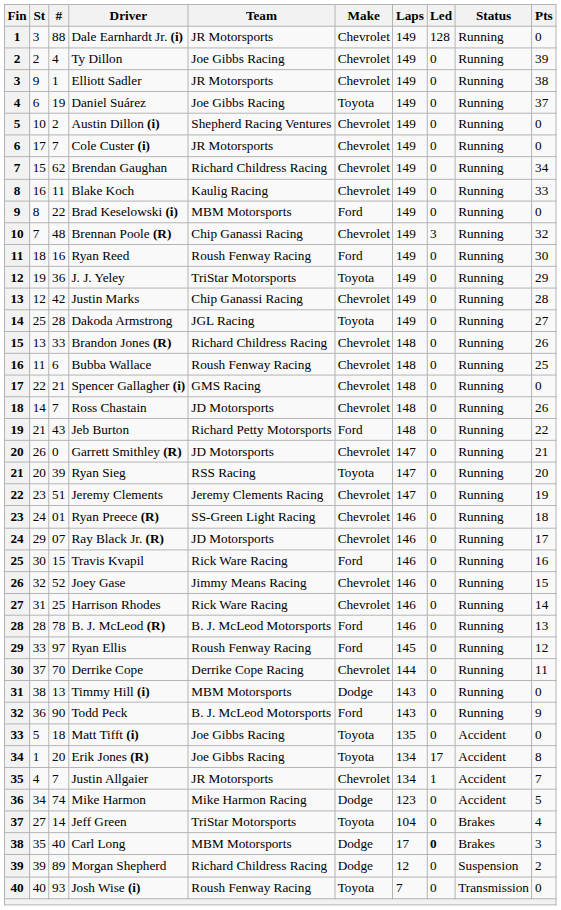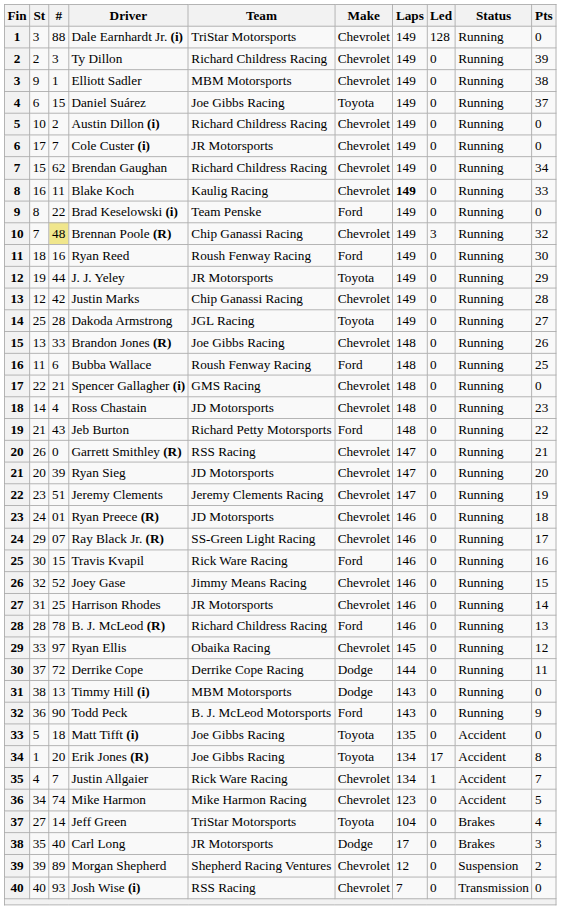(232, 37) JR Motorsports -> (244, 37) TriStar Motorsports
(55, 59) 4 -> (55, 59) 3
(238, 59) Joe Gibbs Racing -> (259, 59) Richard Childress Racing
(232, 81) JR Motorsports -> (241, 81) MBM Motorsports
(59, 102) 19 -> (59, 102) 15
(261, 124) Shepherd Racing Ventures -> (259, 124) Richard Childress Racing
(406, 190) normal -> (406, 190) bold
(241, 211) MBM Motorsports -> (226, 211) Team Penske
(59, 233) no background -> (59, 233) khaki background
(59, 277) 36 -> (59, 277) 44
(244, 277) TriStar Motorsports -> (232, 277) JR Motorsports
(259, 342) Richard Childress Racing -> (238, 342) Joe Gibbs Racing
(364, 364) Chevrolet -> (350, 364) Ford
(55, 408) 7 -> (55, 408) 4
(542, 408) 26 -> (542, 408) 23
(233, 451) JD Motorsports -> (223, 451) RSS Racing
(223, 473) RSS Racing -> (233, 473) JD Motorsports
(356, 473) Toyota -> (364, 473) Chevrolet
(253, 517) SS-Green Light Racing -> (233, 517) JD Motorsports
(233, 538) JD Motorsports -> (253, 538) SS-Green Light Racing
(239, 604) Rick Ware Racing -> (232, 604) JR Motorsports
(261, 626) B. J. McLeod Motorsports -> (259, 626) Richard Childress Racing
(251, 647) Roush Fenway Racing -> (231, 647) Obaika Racing
(350, 647) Ford -> (364, 647) Chevrolet
(59, 669) 70 -> (59, 669) 72
(364, 669) Chevrolet -> (355, 669) Dodge
(232, 778) JR Motorsports -> (239, 778) Rick Ware Racing
(355, 800) Dodge -> (364, 800) Chevrolet
(241, 844) MBM Motorsports -> (232, 844) JR Motorsports
(433, 844) bold -> (433, 844) normal
(259, 865) Richard Childress Racing -> (261, 865) Shepherd Racing Ventures
(355, 865) Dodge -> (364, 865) Chevrolet
(251, 887) Roush Fenway Racing -> (223, 887) RSS Racing
(356, 887) Toyota -> (364, 887) Chevrolet
